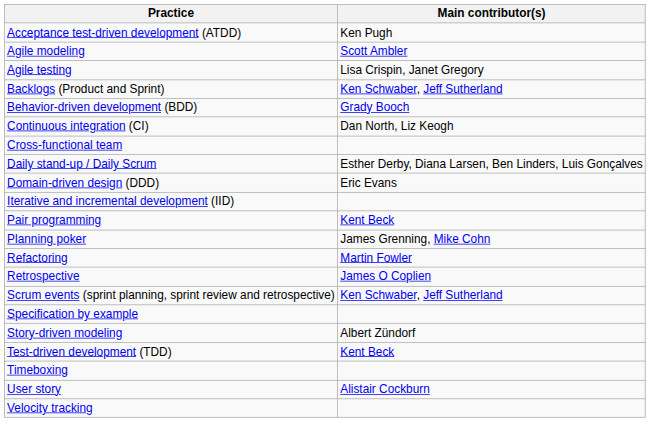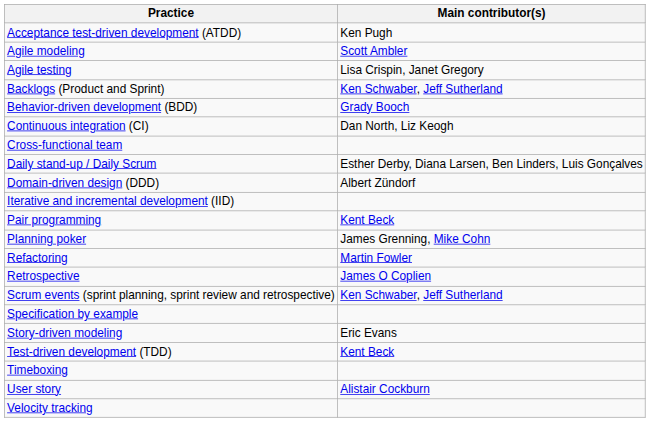(369, 182) Eric Evans -> (378, 182) Albert Zündorf
(378, 333) Albert Zündorf -> (369, 333) Eric Evans
